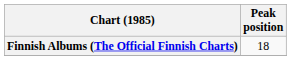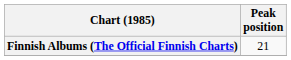(263, 45) 18 -> (263, 45) 21
